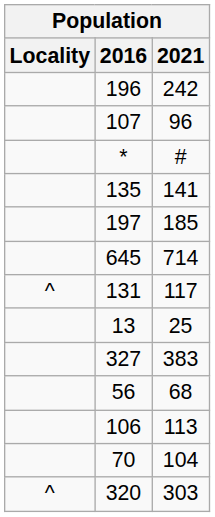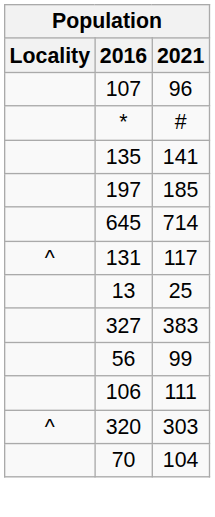- row: (123, 88)
(181, 392) 68 -> (181, 358) 99
(181, 426) 113 -> (181, 392) 111
rows swapped: (123, 493) <-> (123, 460)
